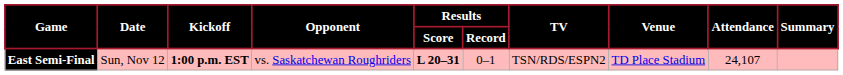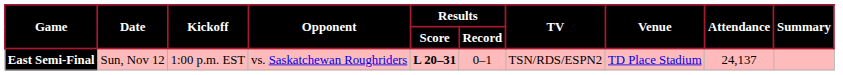(210, 59) bold -> (208, 59) normal
(743, 59) 24,107 -> (739, 59) 24,137
